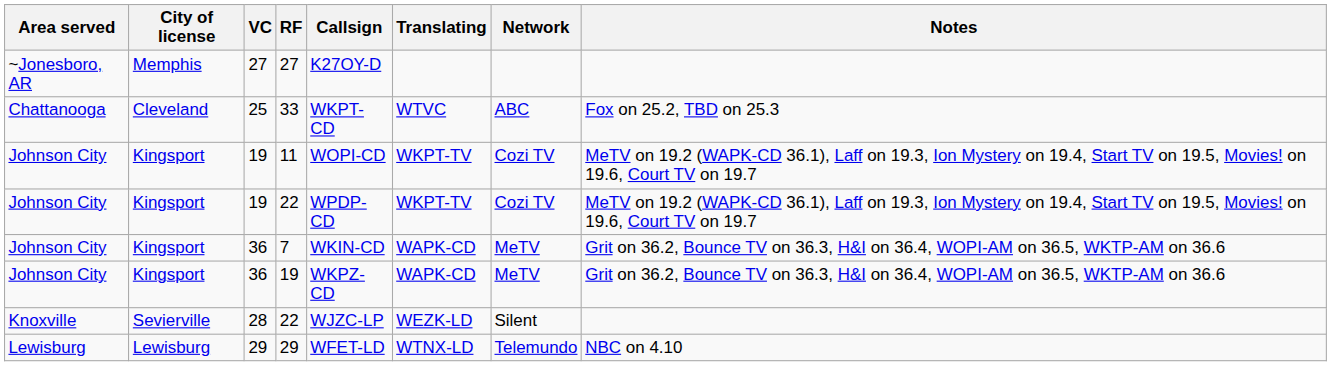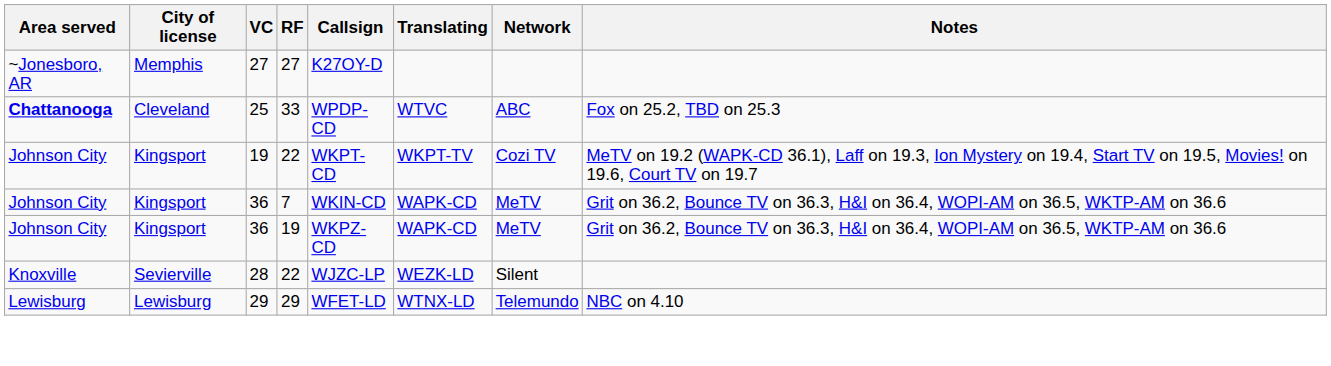(57, 109) normal -> (60, 109) bold
(337, 119) WKPT-CD -> (340, 119) WPDP-CD
- row: (258, 155)
(339, 211) WPDP-CD -> (338, 165) WKPT-CD
